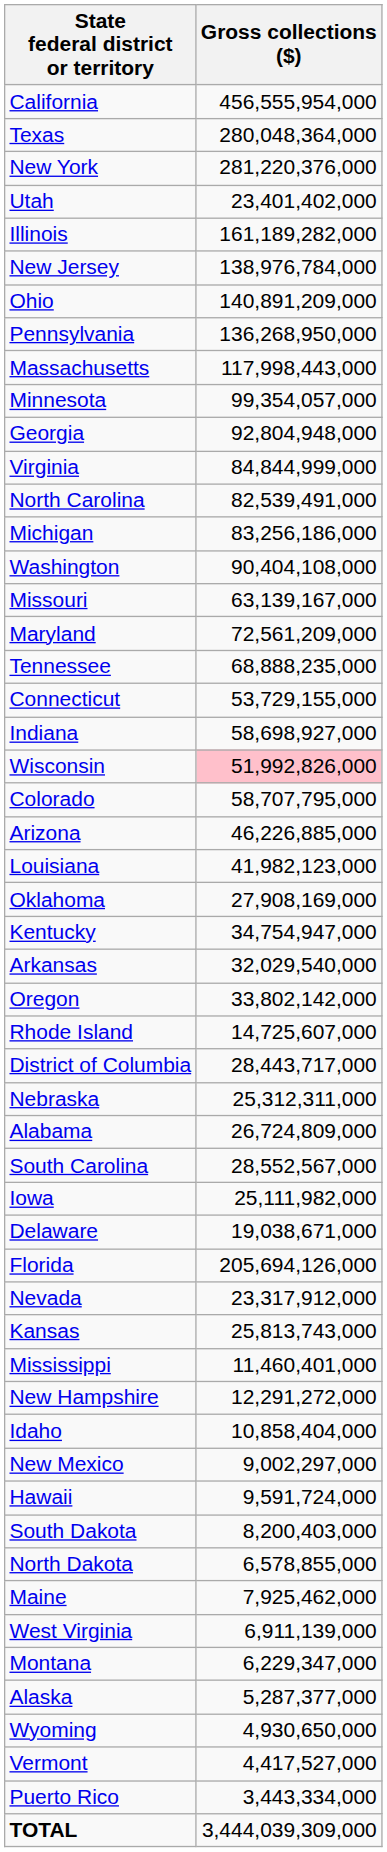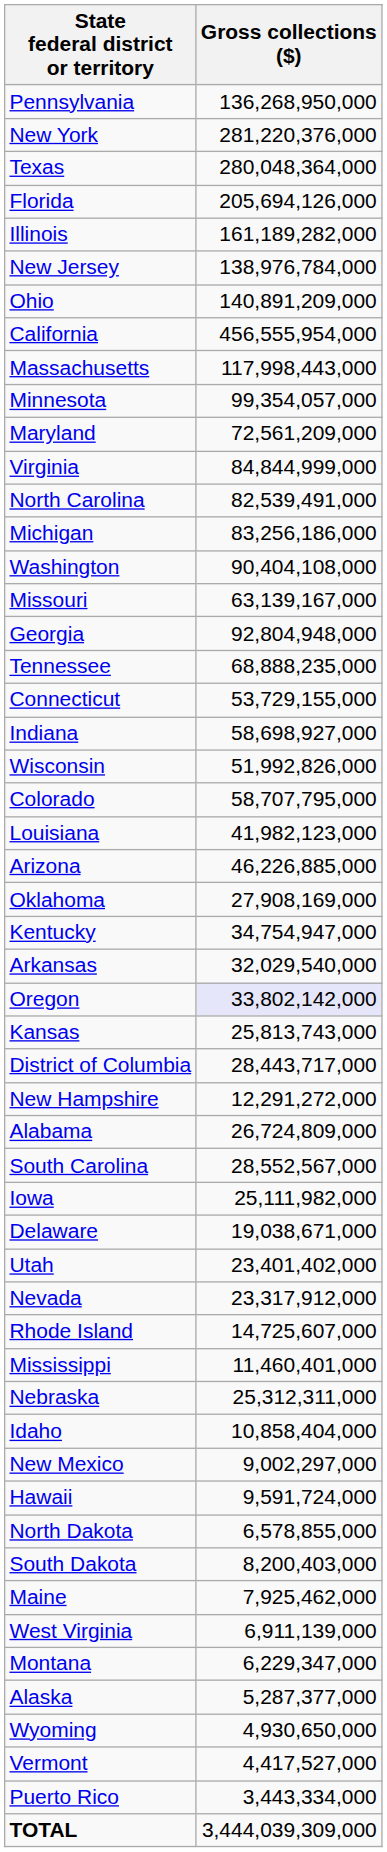rows swapped: (54, 101) <-> (72, 334)
rows swapped: (54, 168) <-> (37, 134)
rows swapped: (42, 1264) <-> (32, 201)
rows swapped: (47, 433) <-> (53, 633)
(304, 766) pink background -> (304, 766) no background
rows swapped: (45, 832) <-> (54, 866)
(304, 999) no background -> (304, 999) lavender background
rows swapped: (44, 1331) <-> (71, 1032)
rows swapped: (54, 1098) <-> (84, 1397)
rows swapped: (73, 1530) <-> (71, 1564)
